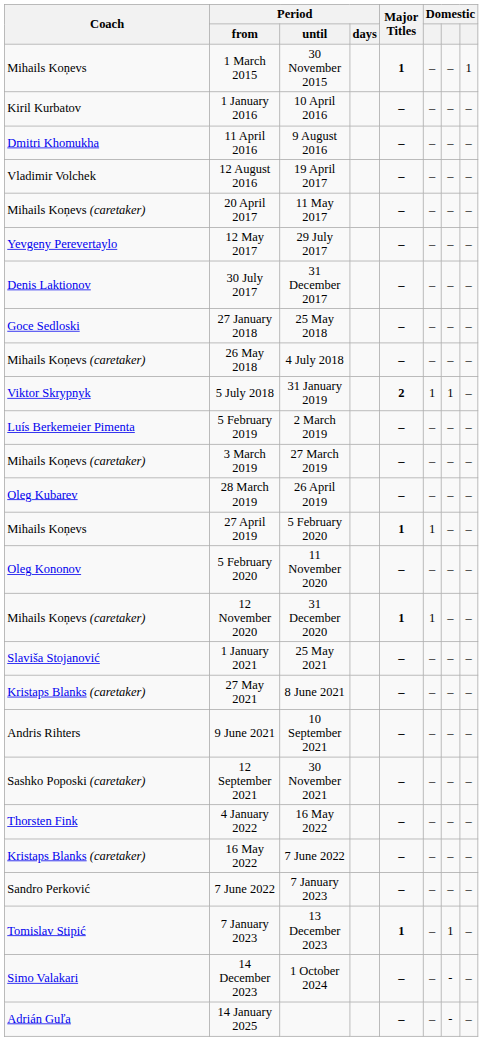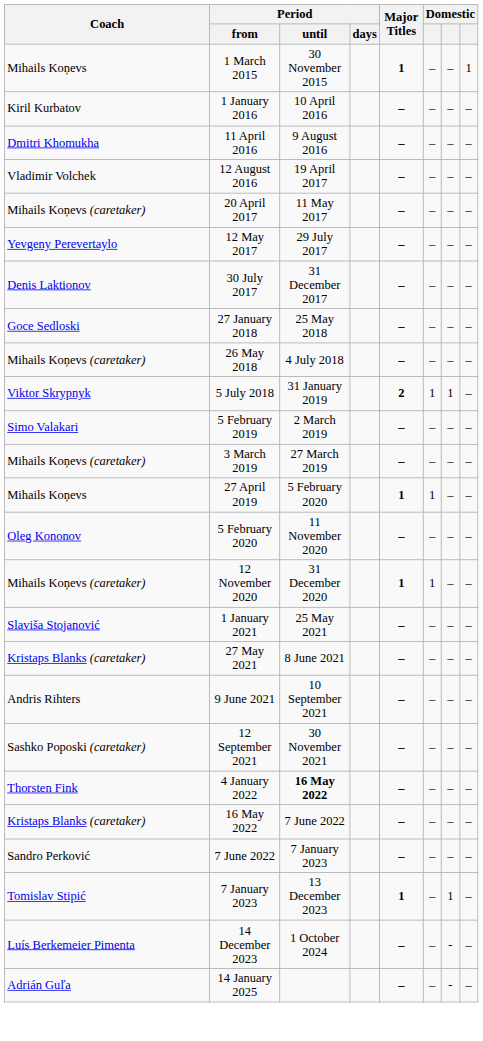(71, 427) Luís Berkemeier Pimenta -> (43, 427) Simo Valakari
- row: (245, 495)
(315, 821) normal -> (315, 788) bold
(43, 978) Simo Valakari -> (71, 944) Luís Berkemeier Pimenta
